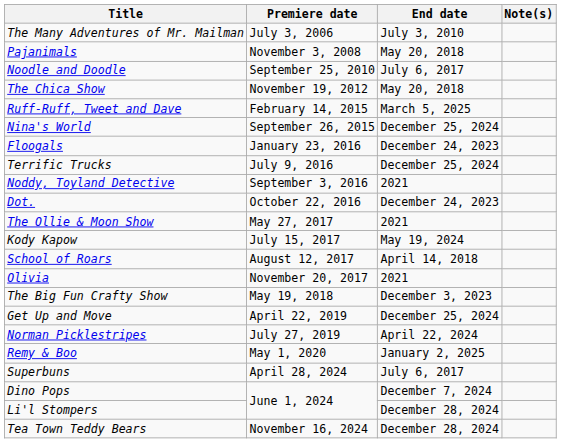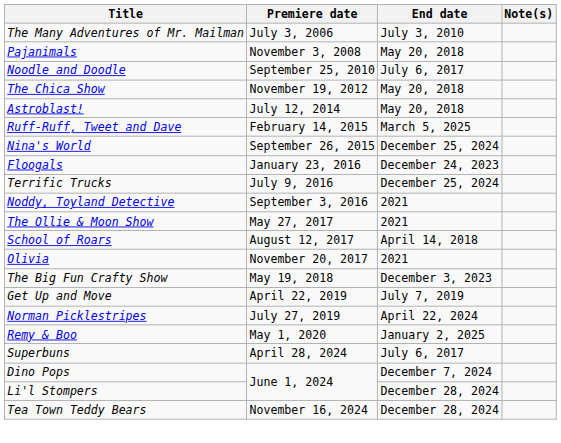+ row: (46, 108)
- row: (21, 202)
- row: (42, 240)
(440, 316) December 25, 2024 -> (422, 297) July 7, 2019
